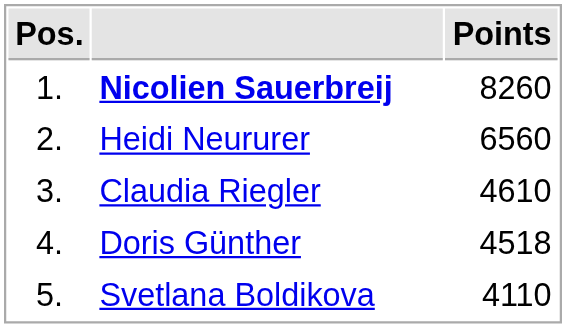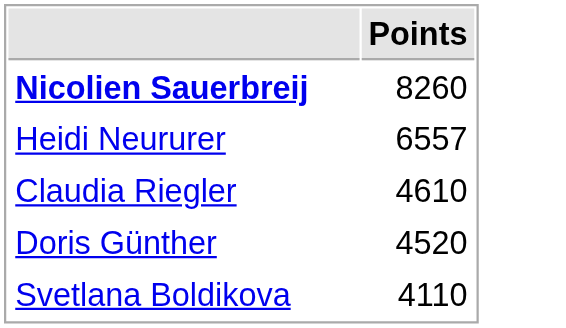- column: (49, 33)
(516, 139) 6560 -> (431, 139) 6557
(516, 242) 4518 -> (431, 242) 4520
